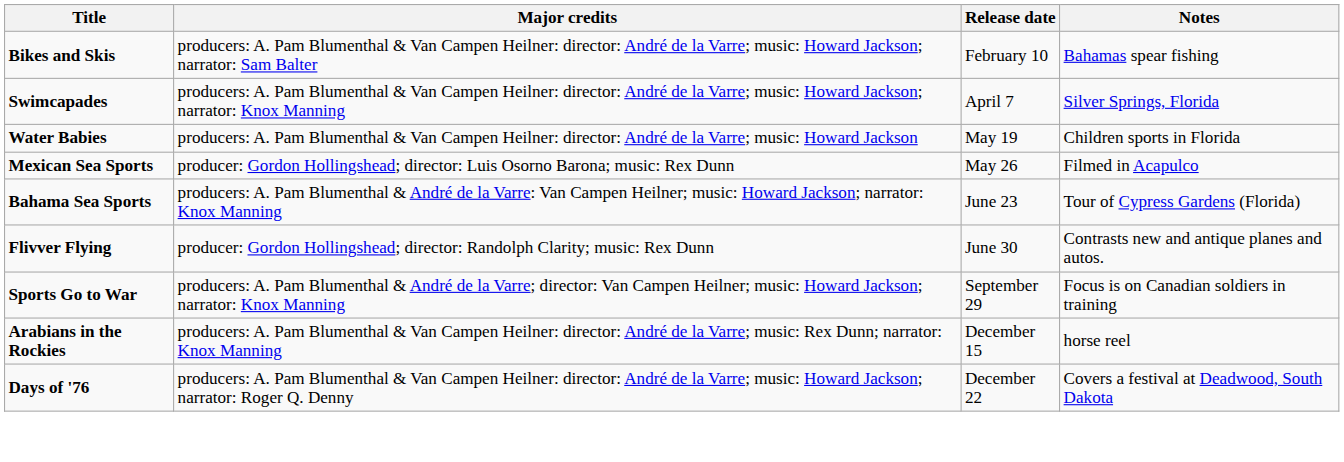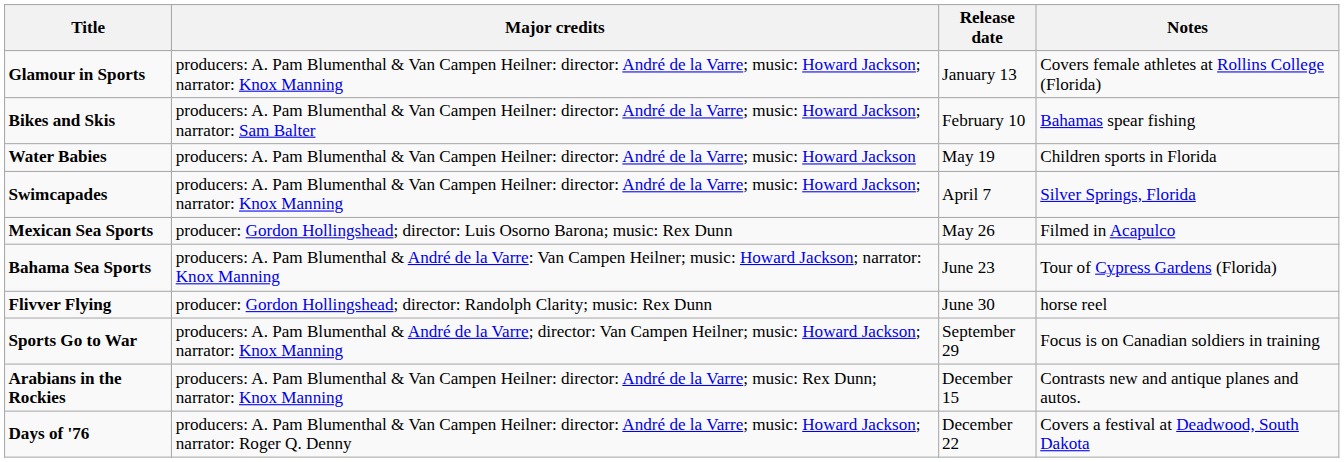+ row: (77, 74)
rows swapped: (58, 101) <-> (58, 138)
(1193, 248) Contrasts new and antique planes and autos. -> (1074, 304) horse reel
(1097, 341) horse reel -> (1169, 387) Contrasts new and antique planes and autos.
